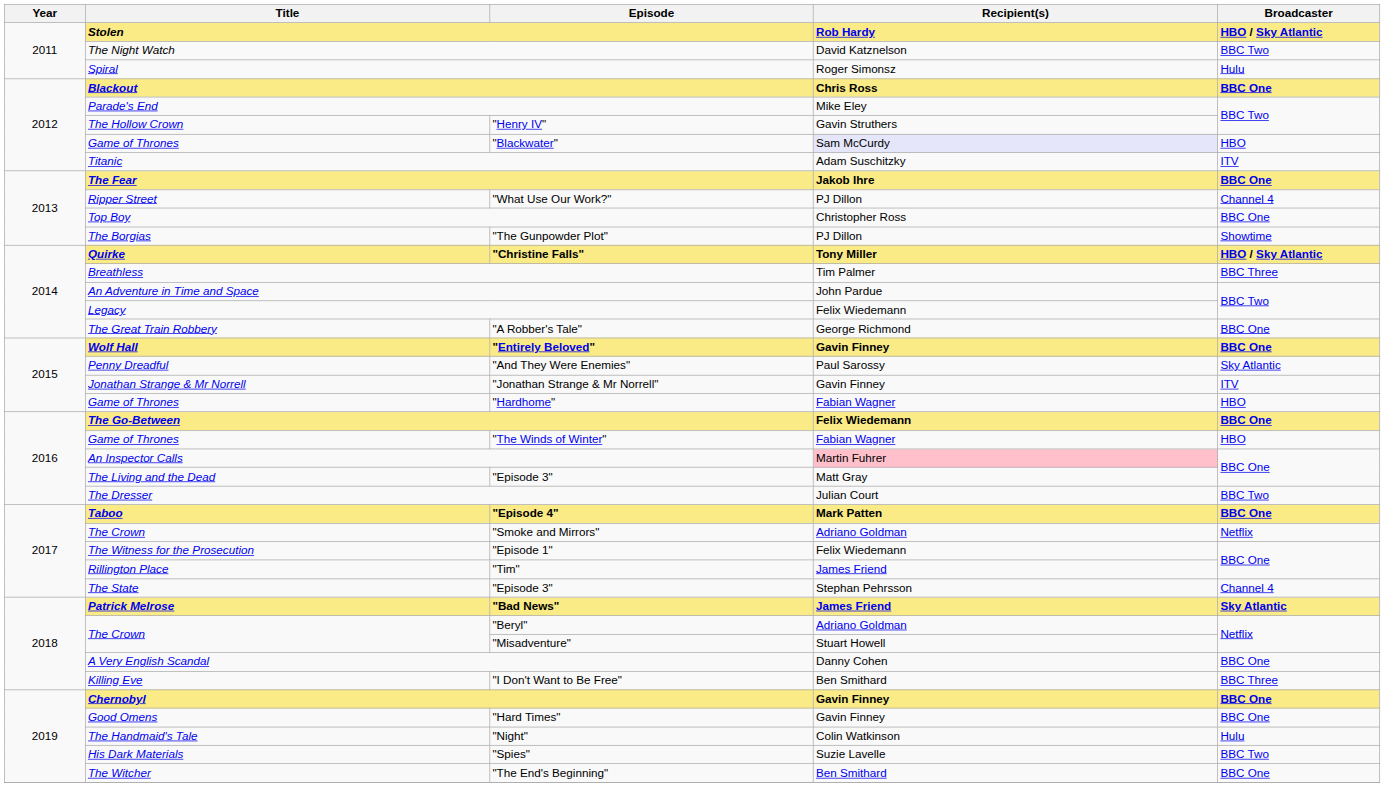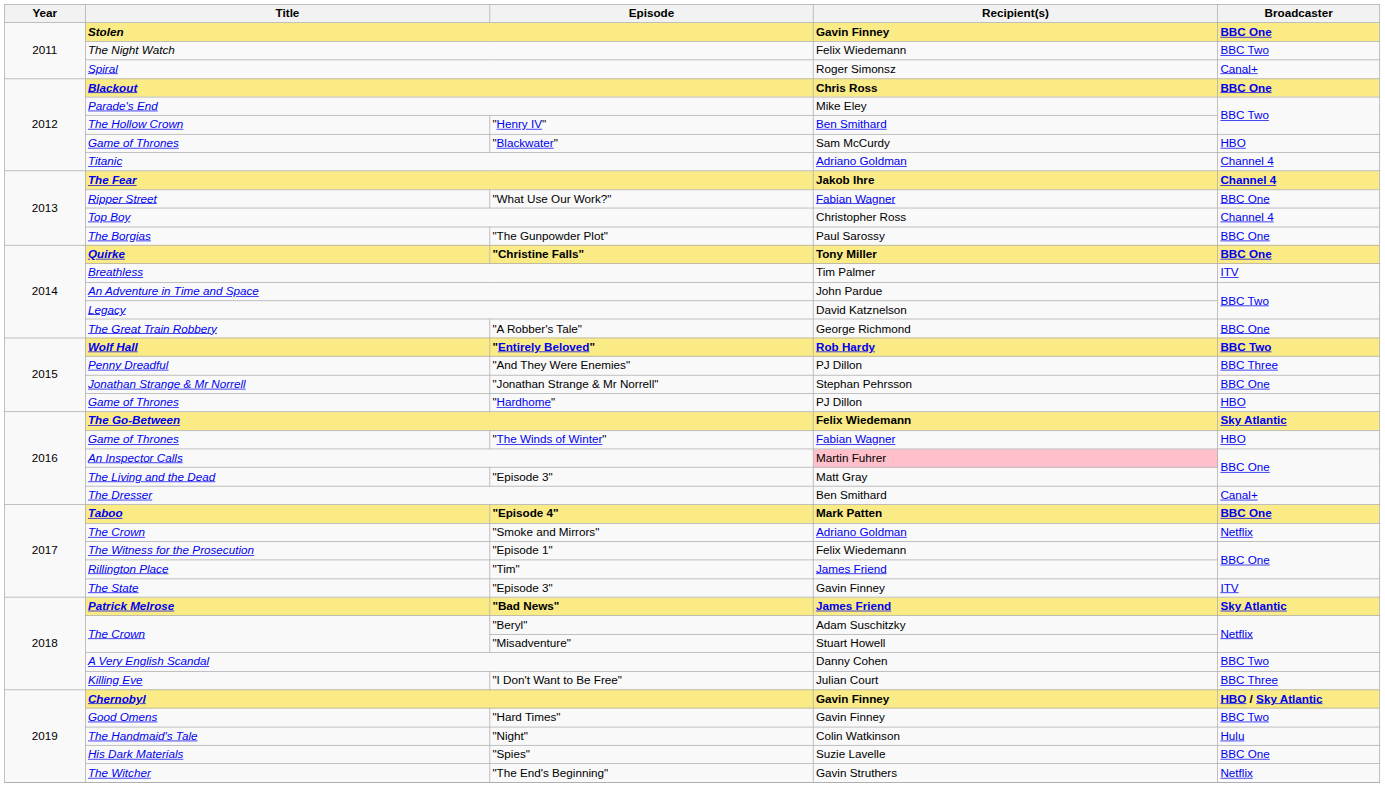(845, 32) Rob Hardy -> (853, 32) Gavin Finney
(1271, 32) HBO / Sky Atlantic -> (1246, 32) BBC One
(861, 50) David Katznelson -> (861, 50) Felix Wiedemann
(1232, 69) Hulu -> (1239, 69) Canal+
(857, 124) Gavin Struthers -> (851, 124) Ben Smithard
(853, 143) lavender background -> (853, 143) no background
(861, 161) Adam Suschitzky -> (861, 161) Adriano Goldman
(1229, 161) ITV -> (1247, 161) Channel 4
(1246, 180) BBC One -> (1248, 180) Channel 4
(839, 198) PJ Dillon -> (856, 198) Fabian Wagner
(1247, 198) Channel 4 -> (1245, 198) BBC One
(1245, 217) BBC One -> (1247, 217) Channel 4
(839, 236) PJ Dillon -> (850, 236) Paul Sarossy
(1246, 236) Showtime -> (1245, 236) BBC One
(1271, 254) HBO / Sky Atlantic -> (1246, 254) BBC One
(1249, 273) BBC Three -> (1229, 273) ITV
(861, 310) Felix Wiedemann -> (861, 310) David Katznelson
(853, 347) Gavin Finney -> (845, 347) Rob Hardy
(1246, 347) BBC One -> (1246, 347) BBC Two
(850, 365) Paul Sarossy -> (839, 365) PJ Dillon
(1251, 365) Sky Atlantic -> (1249, 365) BBC Three
(850, 384) Gavin Finney -> (864, 384) Stephan Pehrsson
(1229, 384) ITV -> (1245, 384) BBC One
(856, 402) Fabian Wagner -> (839, 402) PJ Dillon
(1246, 421) BBC One -> (1254, 421) Sky Atlantic
(847, 495) Julian Court -> (851, 495) Ben Smithard
(1245, 495) BBC Two -> (1239, 495) Canal+
(864, 587) Stephan Pehrsson -> (850, 587) Gavin Finney
(1247, 587) Channel 4 -> (1229, 587) ITV
(861, 625) Adriano Goldman -> (861, 625) Adam Suschitzky
(1245, 662) BBC One -> (1245, 662) BBC Two
(851, 680) Ben Smithard -> (847, 680) Julian Court
(1246, 699) BBC One -> (1271, 699) HBO / Sky Atlantic
(1245, 717) BBC One -> (1245, 717) BBC Two
(1245, 754) BBC Two -> (1245, 754) BBC One
(851, 773) Ben Smithard -> (857, 773) Gavin Struthers
(1245, 773) BBC One -> (1237, 773) Netflix
